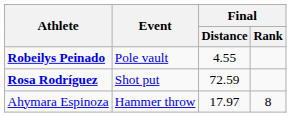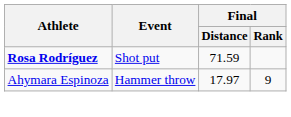- row: (56, 58)
(225, 80) 72.59 -> (225, 58) 71.59
(268, 102) 8 -> (268, 80) 9
